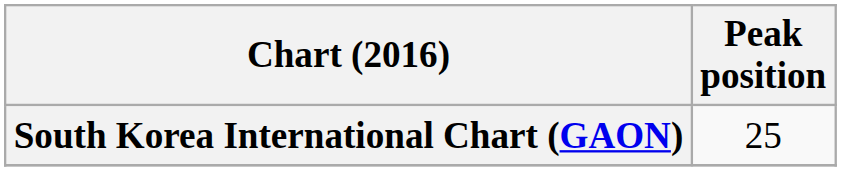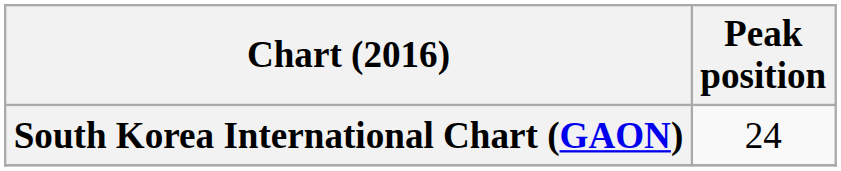(763, 134) 25 -> (763, 134) 24
